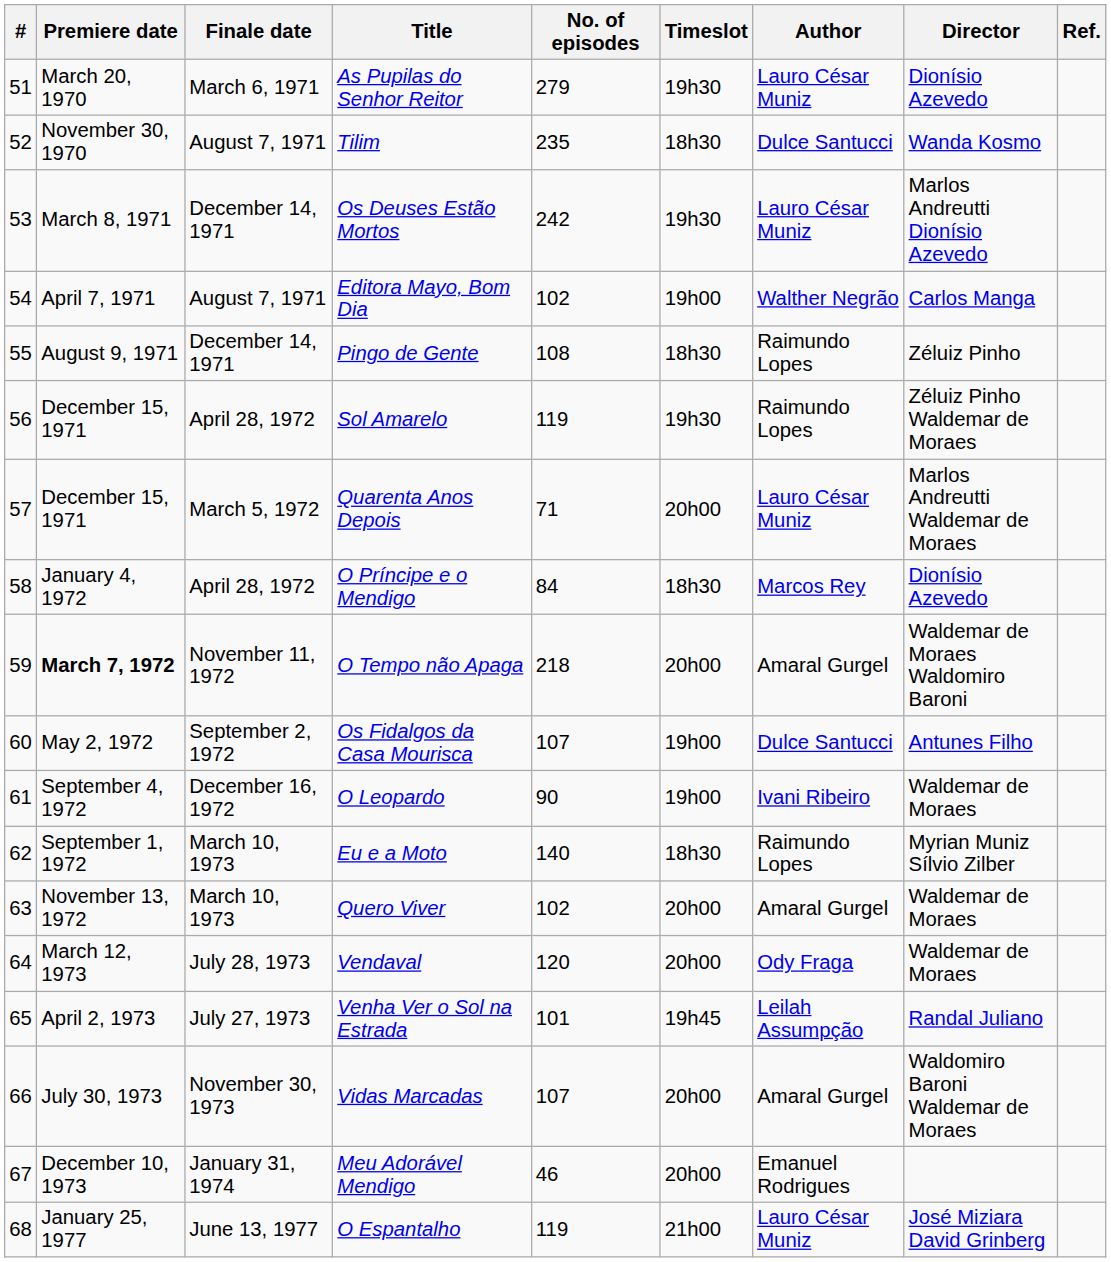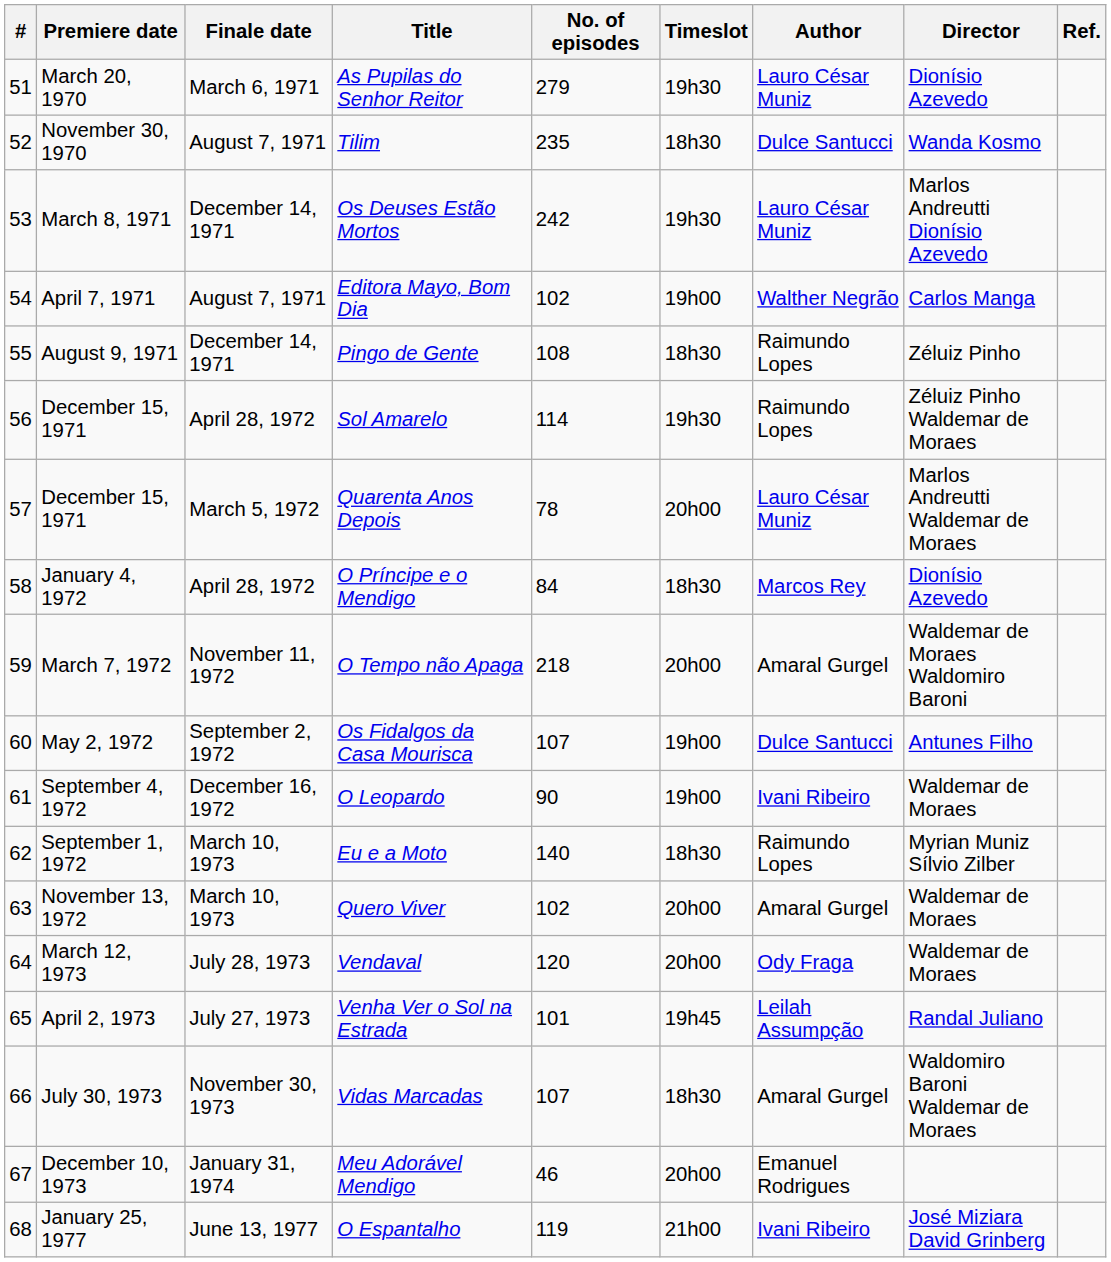(552, 419) 119 -> (552, 419) 114
(547, 509) 71 -> (547, 509) 78
(108, 664) bold -> (106, 664) normal
(693, 1096) 20h00 -> (693, 1096) 18h30
(813, 1229) Lauro César Muniz -> (814, 1229) Ivani Ribeiro
